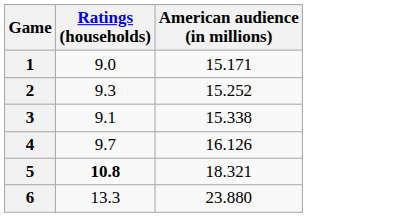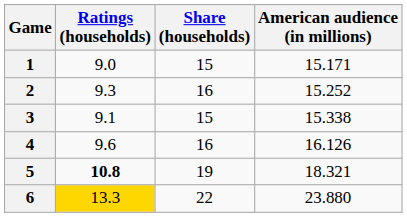+ column: (205, 27)
(105, 144) 9.7 -> (105, 144) 9.6
(105, 198) no background -> (105, 198) gold background
